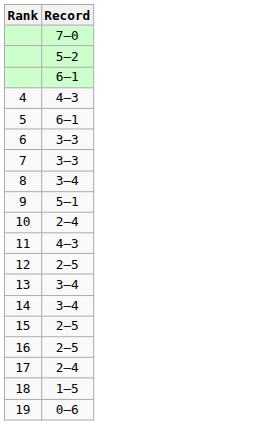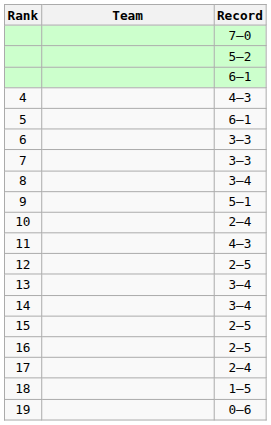+ column: (128, 15)
